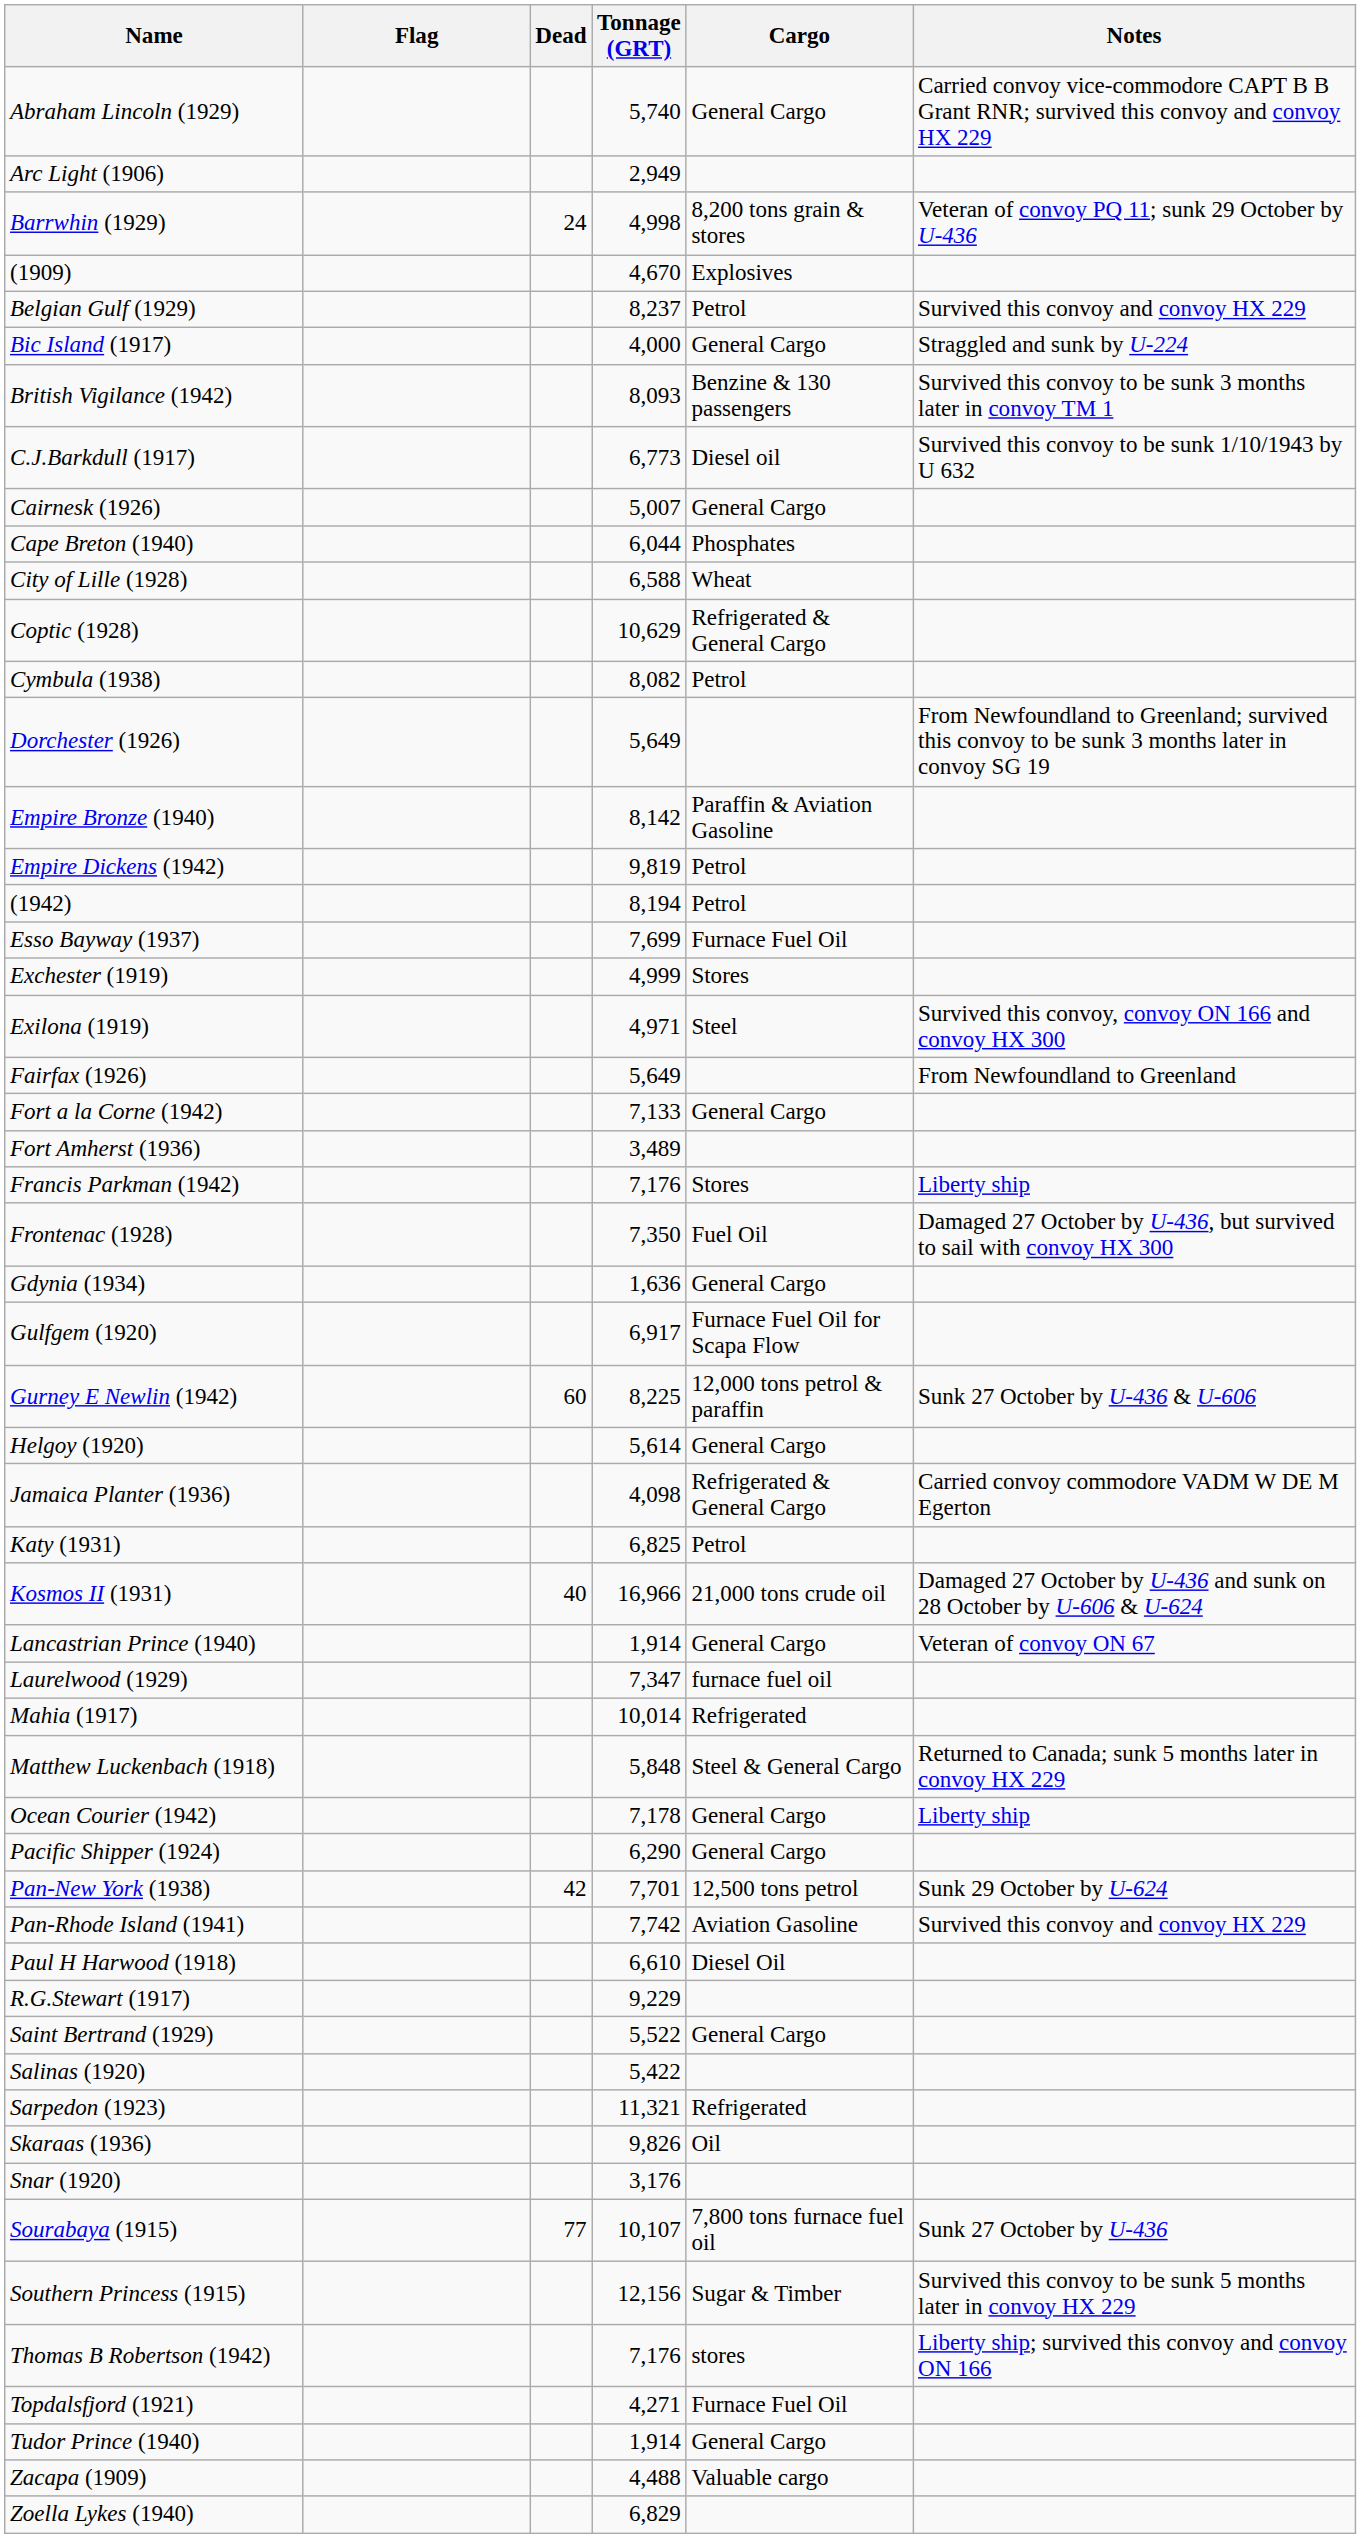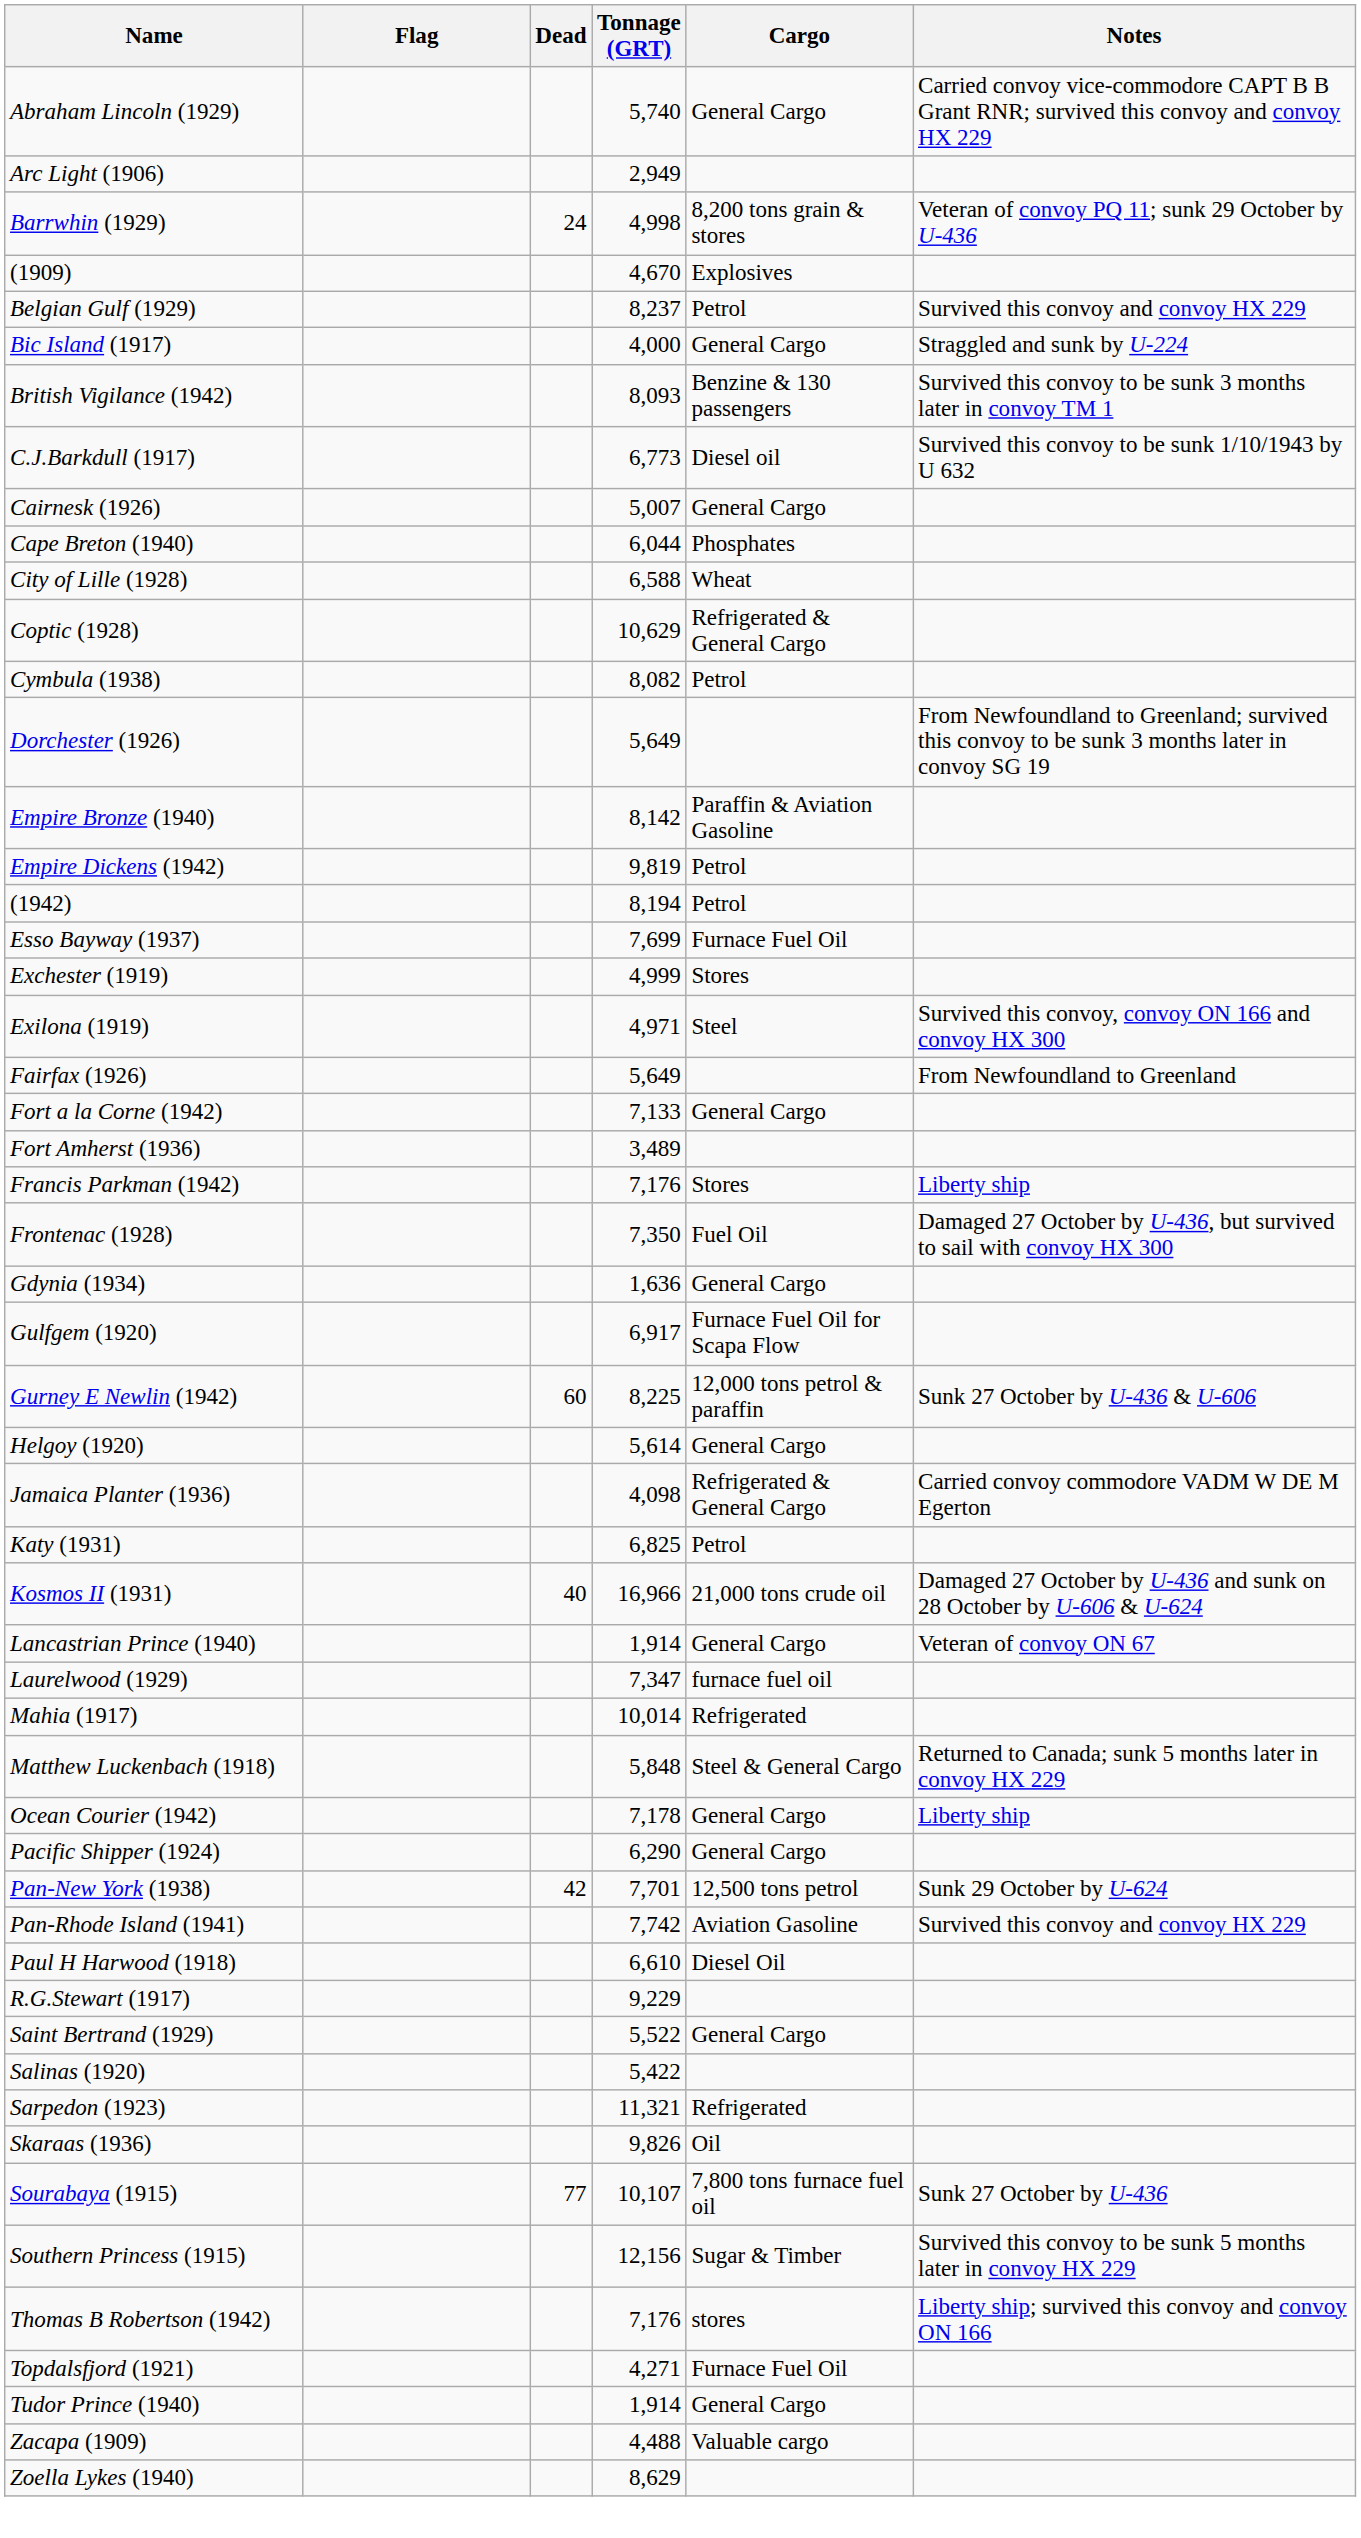- row: (65, 2180)
(655, 2514) 6,829 -> (655, 2477) 8,629
